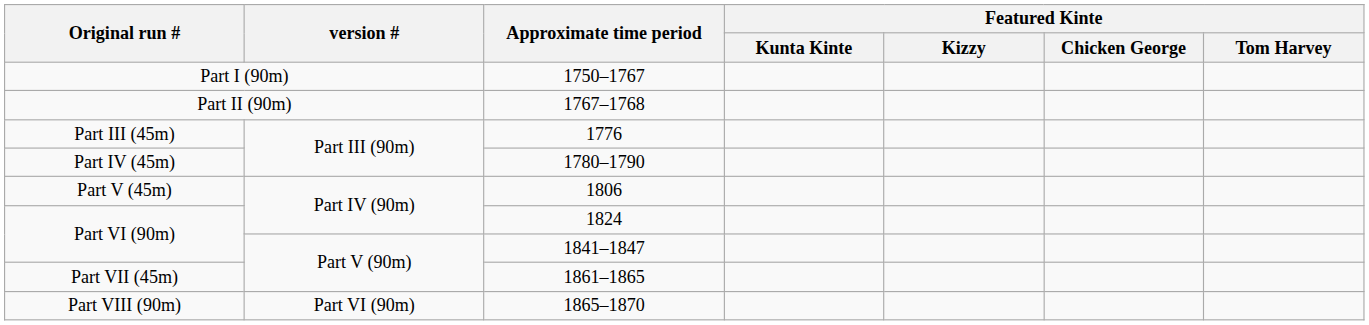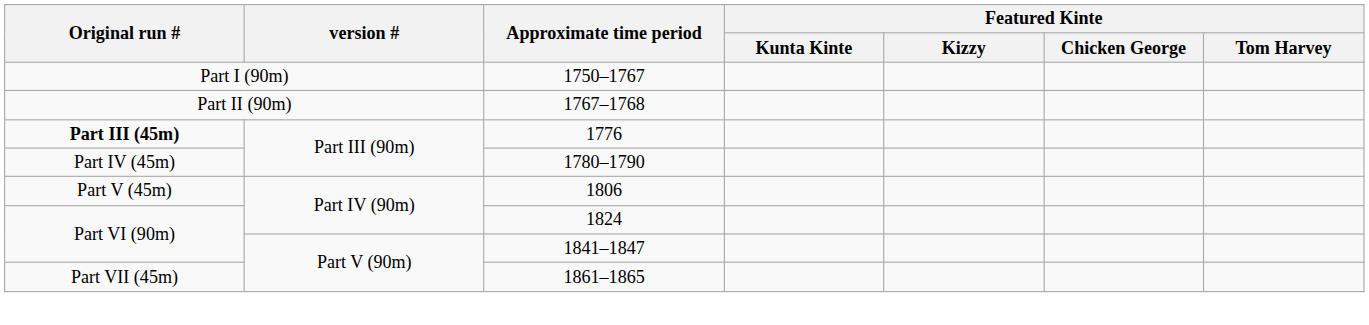(124, 133) normal -> (124, 133) bold
- row: (604, 305)
